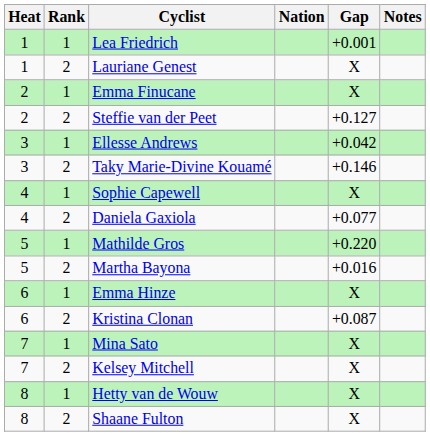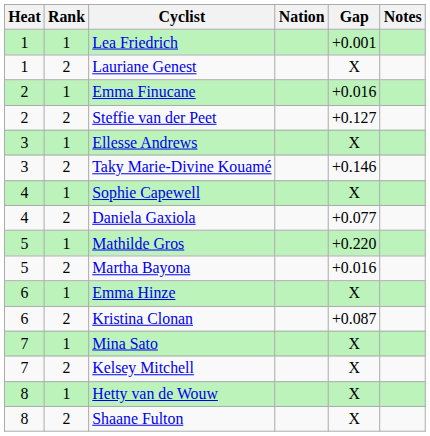(354, 92) X -> (354, 92) +0.016
(354, 142) +0.042 -> (354, 142) X
